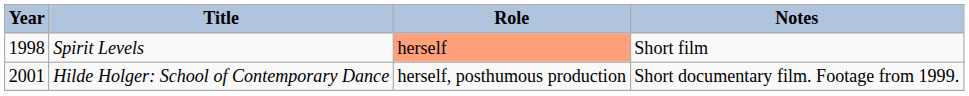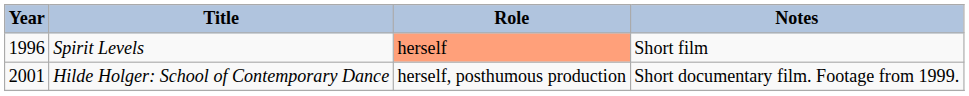(27, 47) 1998 -> (27, 47) 1996
